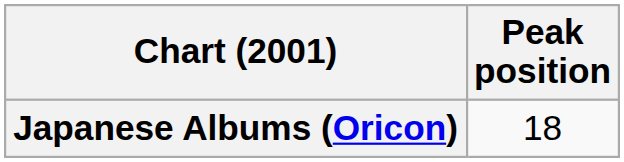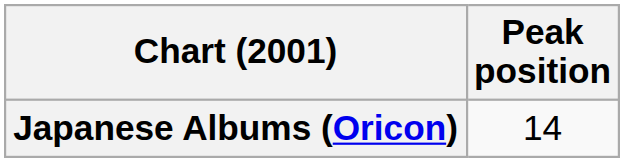(543, 127) 18 -> (543, 127) 14
